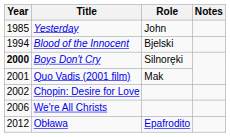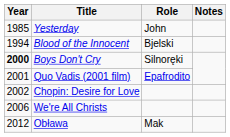(154, 76) Mak -> (167, 76) Epafrodito
(167, 124) Epafrodito -> (154, 124) Mak
